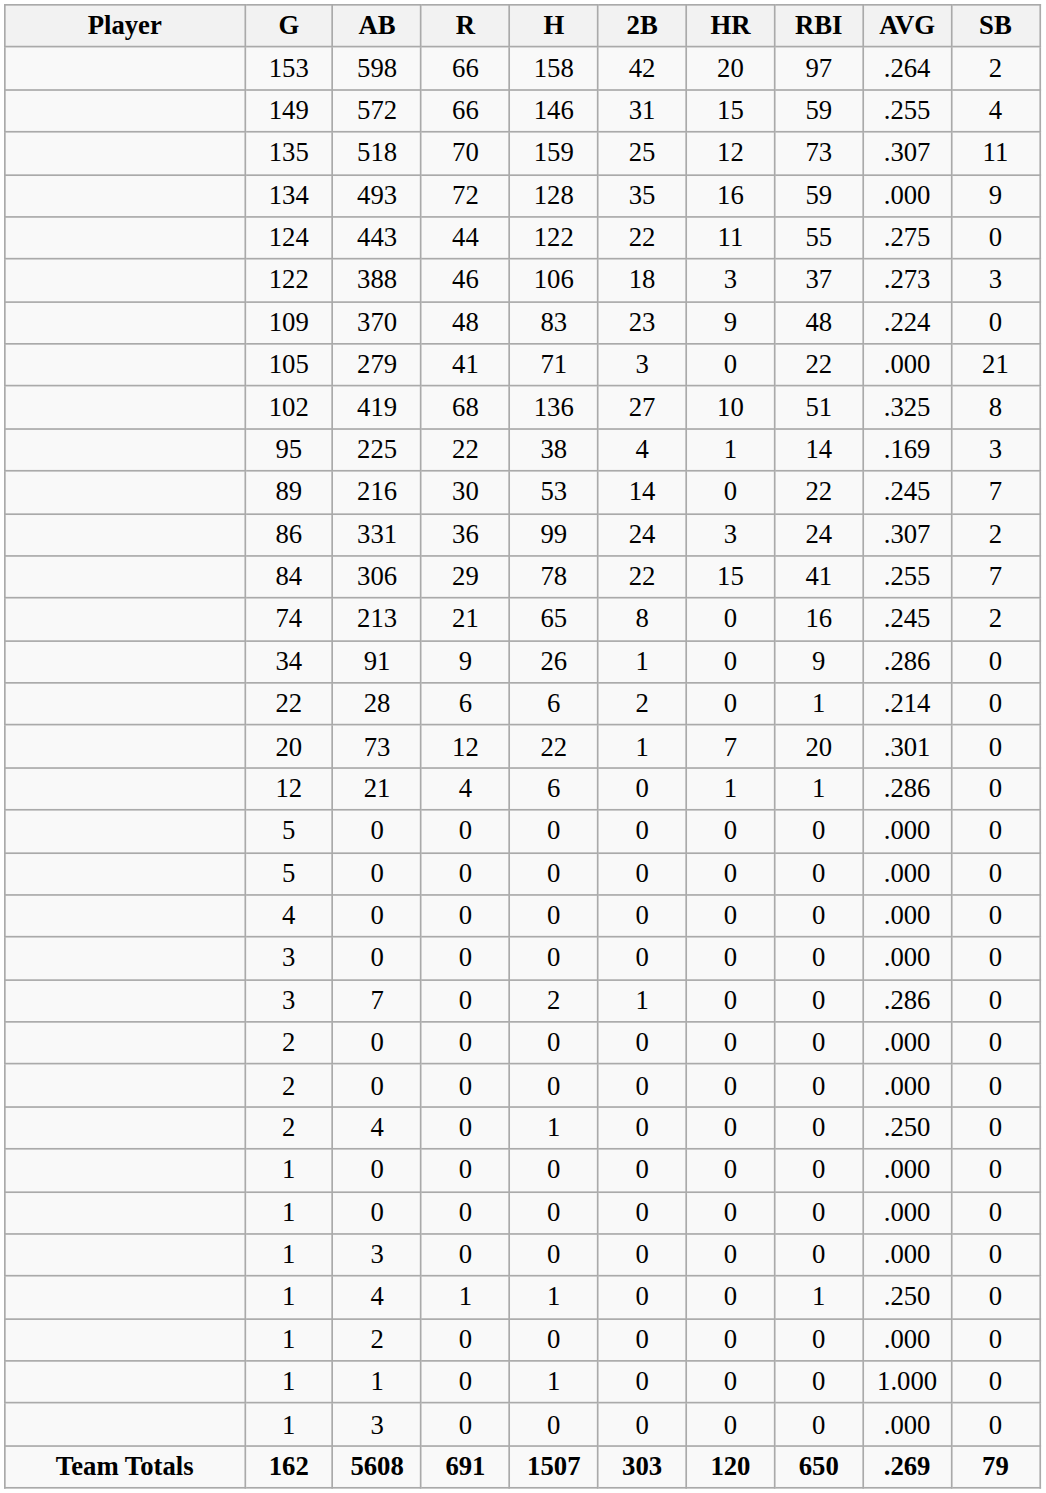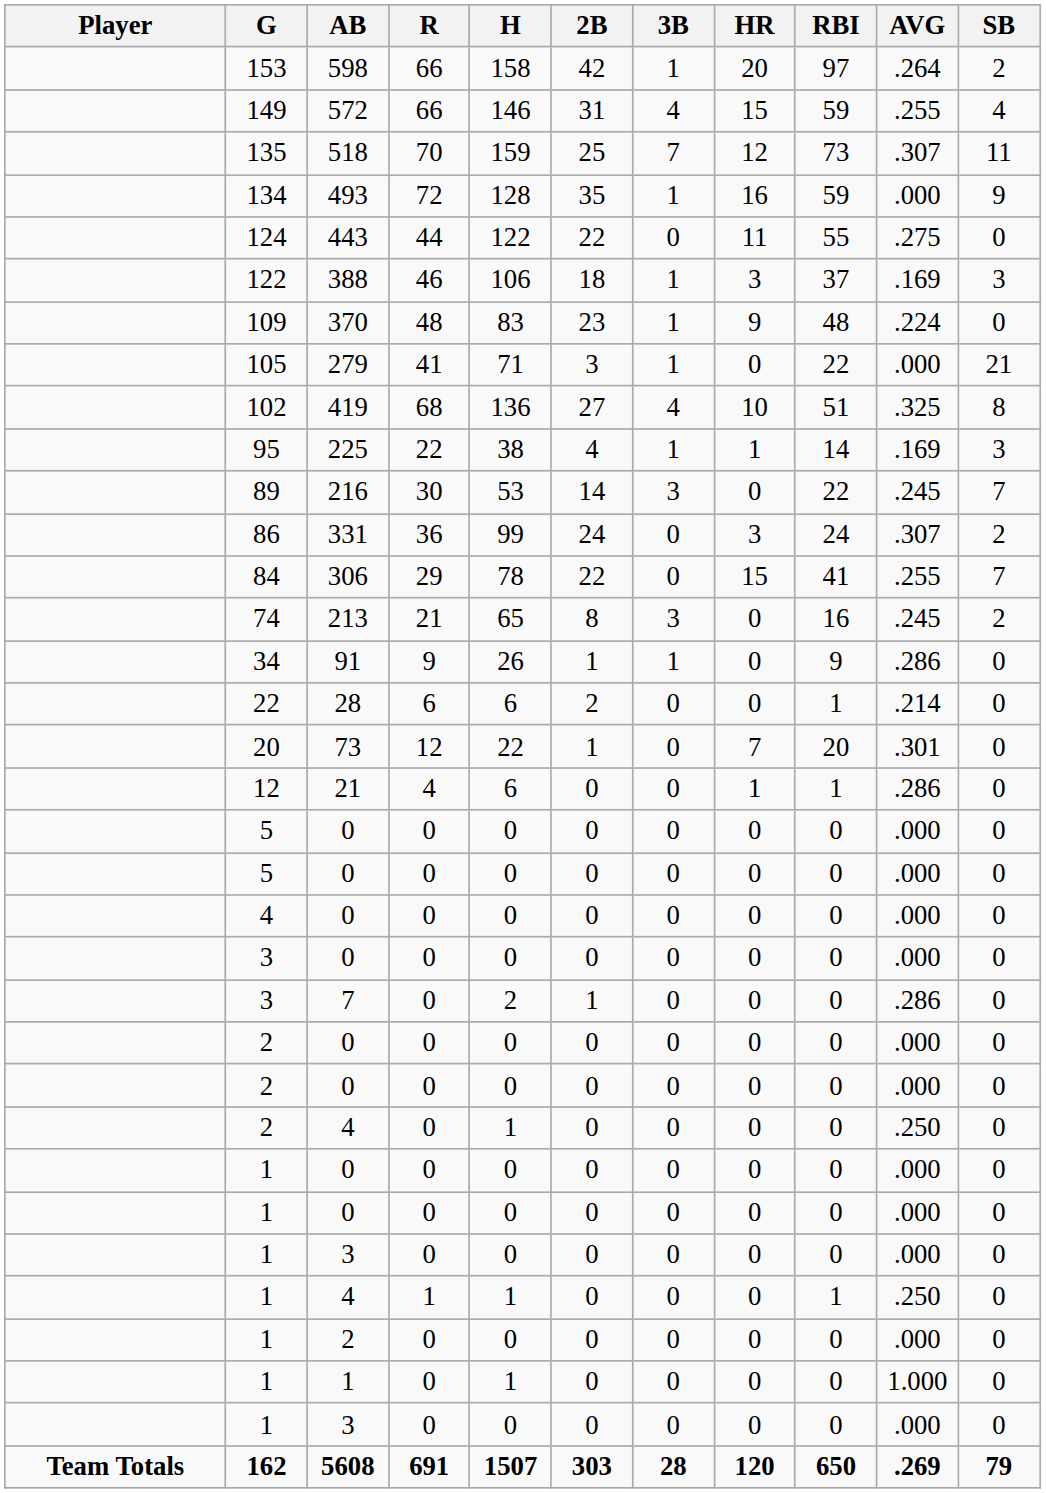+ column: (673, 25)
(907, 279) .273 -> (917, 279) .169
